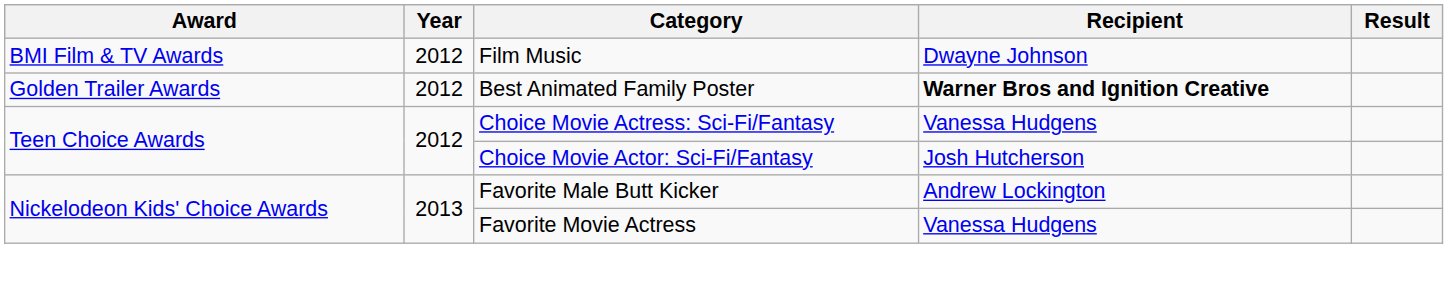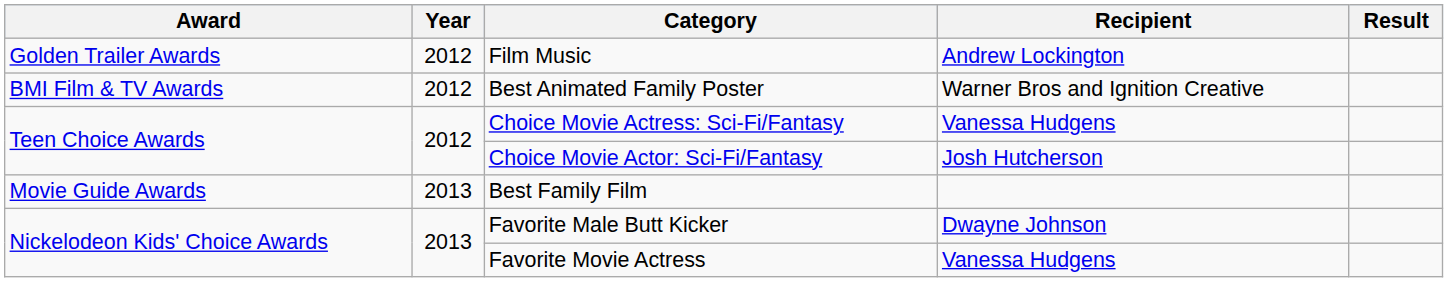(116, 55) BMI Film & TV Awards -> (115, 55) Golden Trailer Awards
(1005, 55) Dwayne Johnson -> (1033, 55) Andrew Lockington
(115, 89) Golden Trailer Awards -> (116, 89) BMI Film & TV Awards
(1096, 89) bold -> (1103, 89) normal
+ row: (568, 191)
(1014, 191) Andrew Lockington -> (1024, 225) Dwayne Johnson
